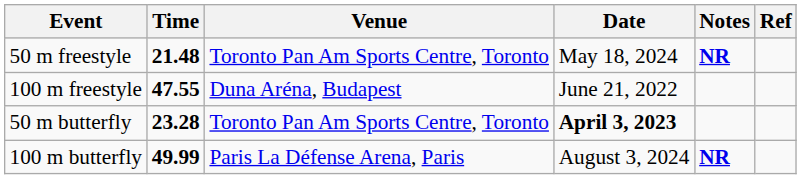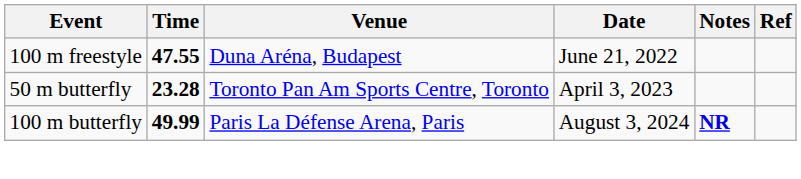- row: (70, 55)
(618, 122) bold -> (616, 88) normal
